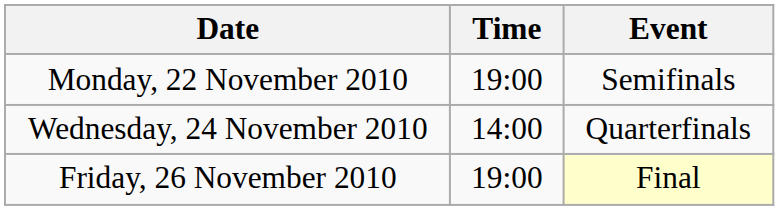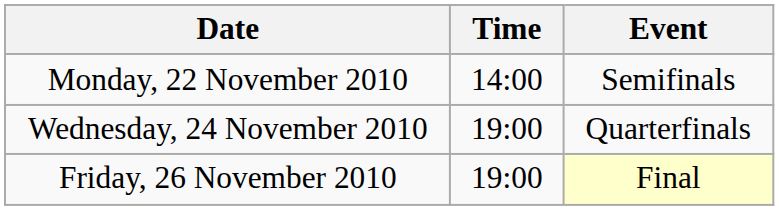(507, 79) 19:00 -> (507, 79) 14:00
(507, 128) 14:00 -> (507, 128) 19:00
